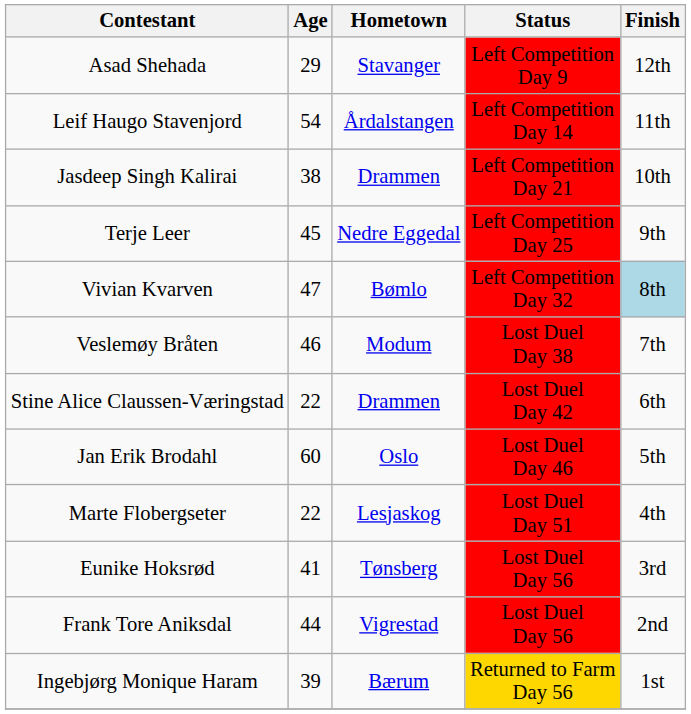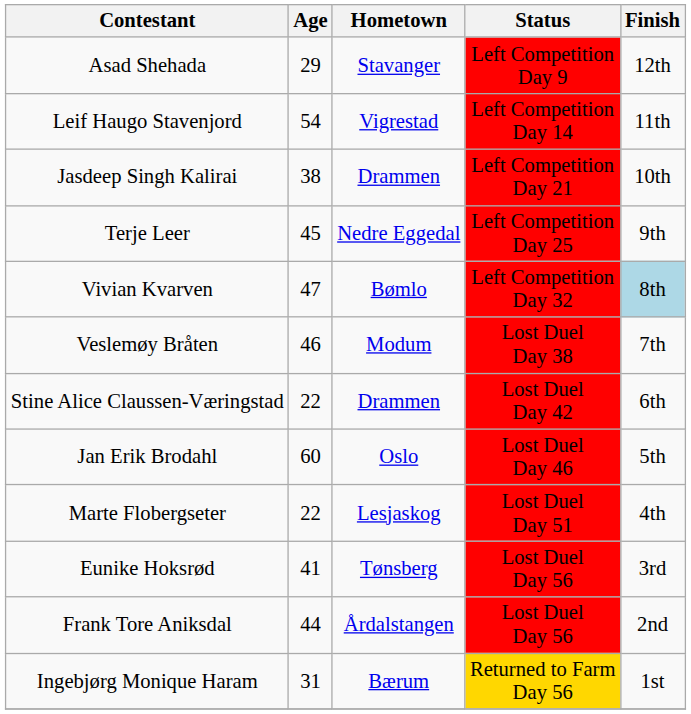(399, 121) Årdalstangen -> (399, 121) Vigrestad
(399, 624) Vigrestad -> (399, 624) Årdalstangen
(310, 680) 39 -> (310, 680) 31
